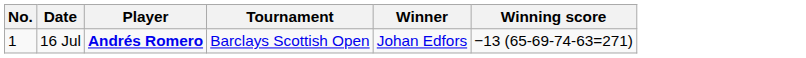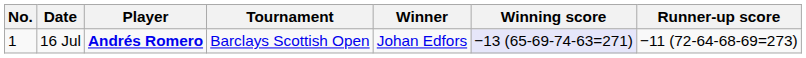+ column: (719, 17)
(554, 41) no background -> (554, 41) lavender background
